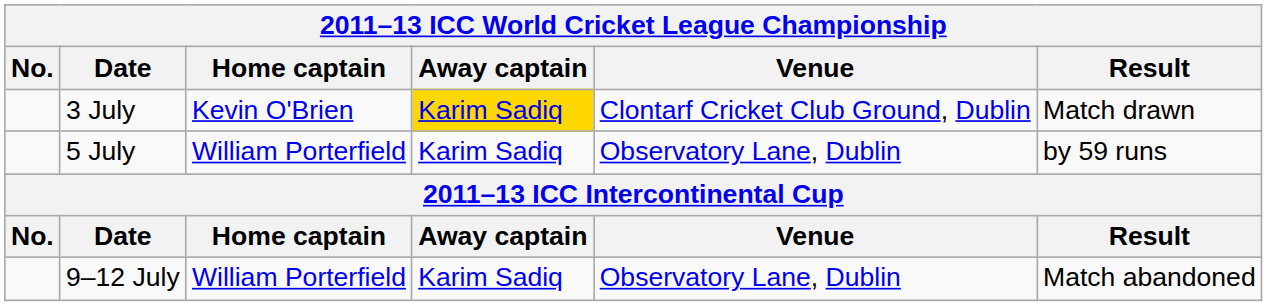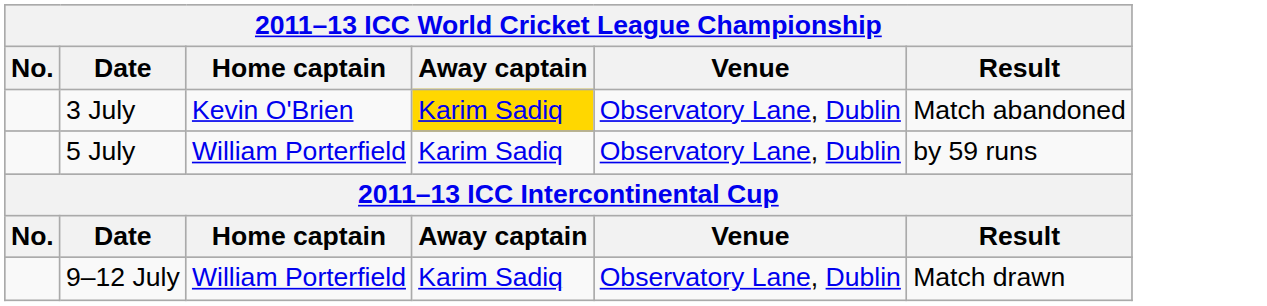(815, 109) Clontarf Cricket Club Ground, Dublin -> (750, 109) Observatory Lane, Dublin
(1119, 109) Match drawn -> (1019, 109) Match abandoned
(1149, 278) Match abandoned -> (989, 278) Match drawn
